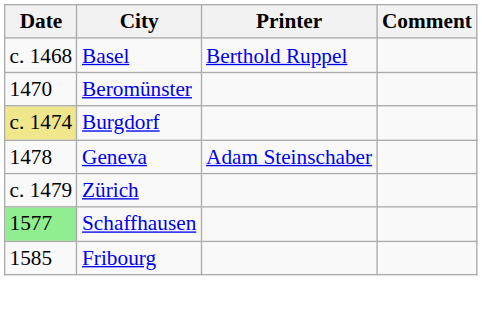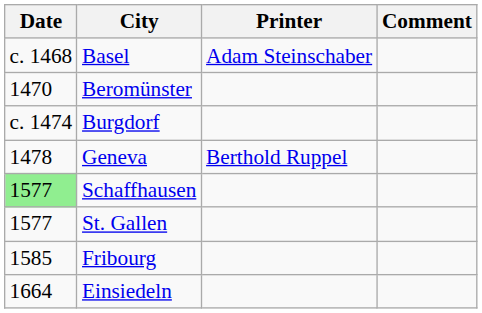(277, 55) Berthold Ruppel -> (289, 55) Adam Steinschaber
(41, 122) khaki background -> (41, 122) no background
(289, 156) Adam Steinschaber -> (277, 156) Berthold Ruppel
- row: (110, 190)
+ row: (125, 223)
+ row: (127, 291)
